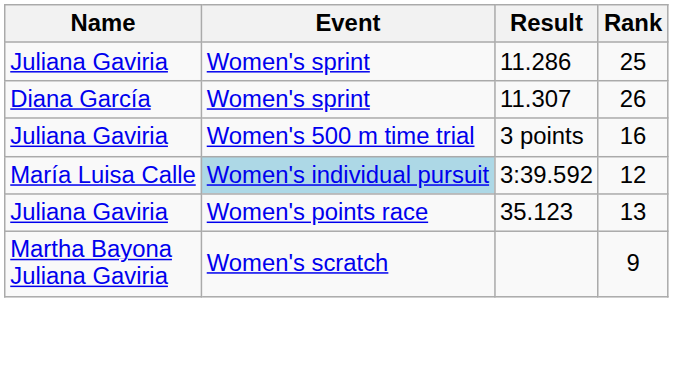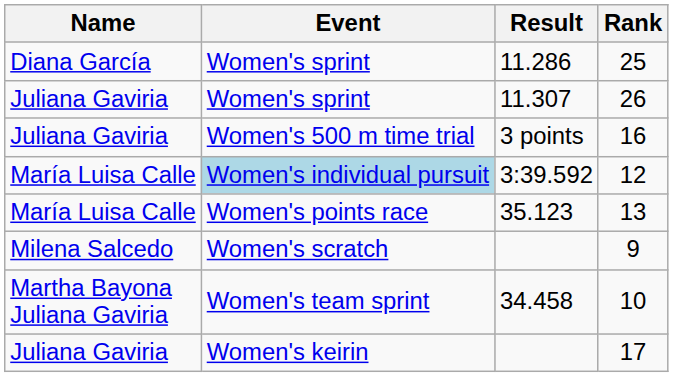(89, 61) Juliana Gaviria -> (80, 61) Diana García
(80, 99) Diana García -> (89, 99) Juliana Gaviria
(89, 212) Juliana Gaviria -> (103, 212) María Luisa Calle
(91, 263) Martha Bayona Juliana Gaviria -> (92, 250) Milena Salcedo
+ row: (633, 301)
+ row: (633, 352)
